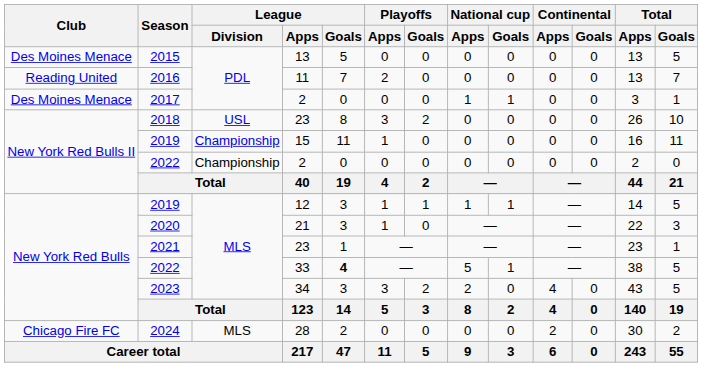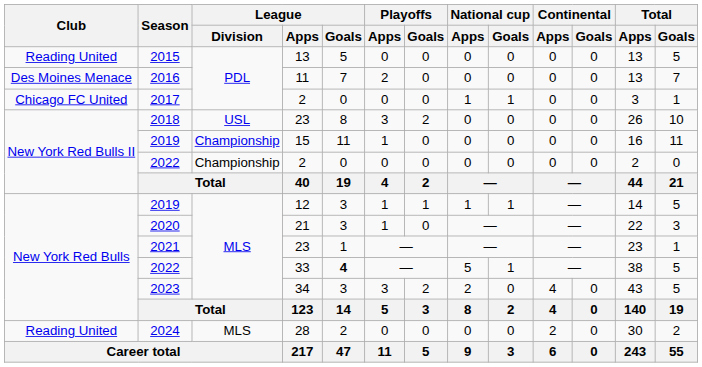(71, 57) Des Moines Menace -> (71, 57) Reading United
(71, 78) Reading United -> (71, 78) Des Moines Menace
(71, 99) Des Moines Menace -> (71, 99) Chicago FC United
(71, 330) Chicago Fire FC -> (71, 330) Reading United
